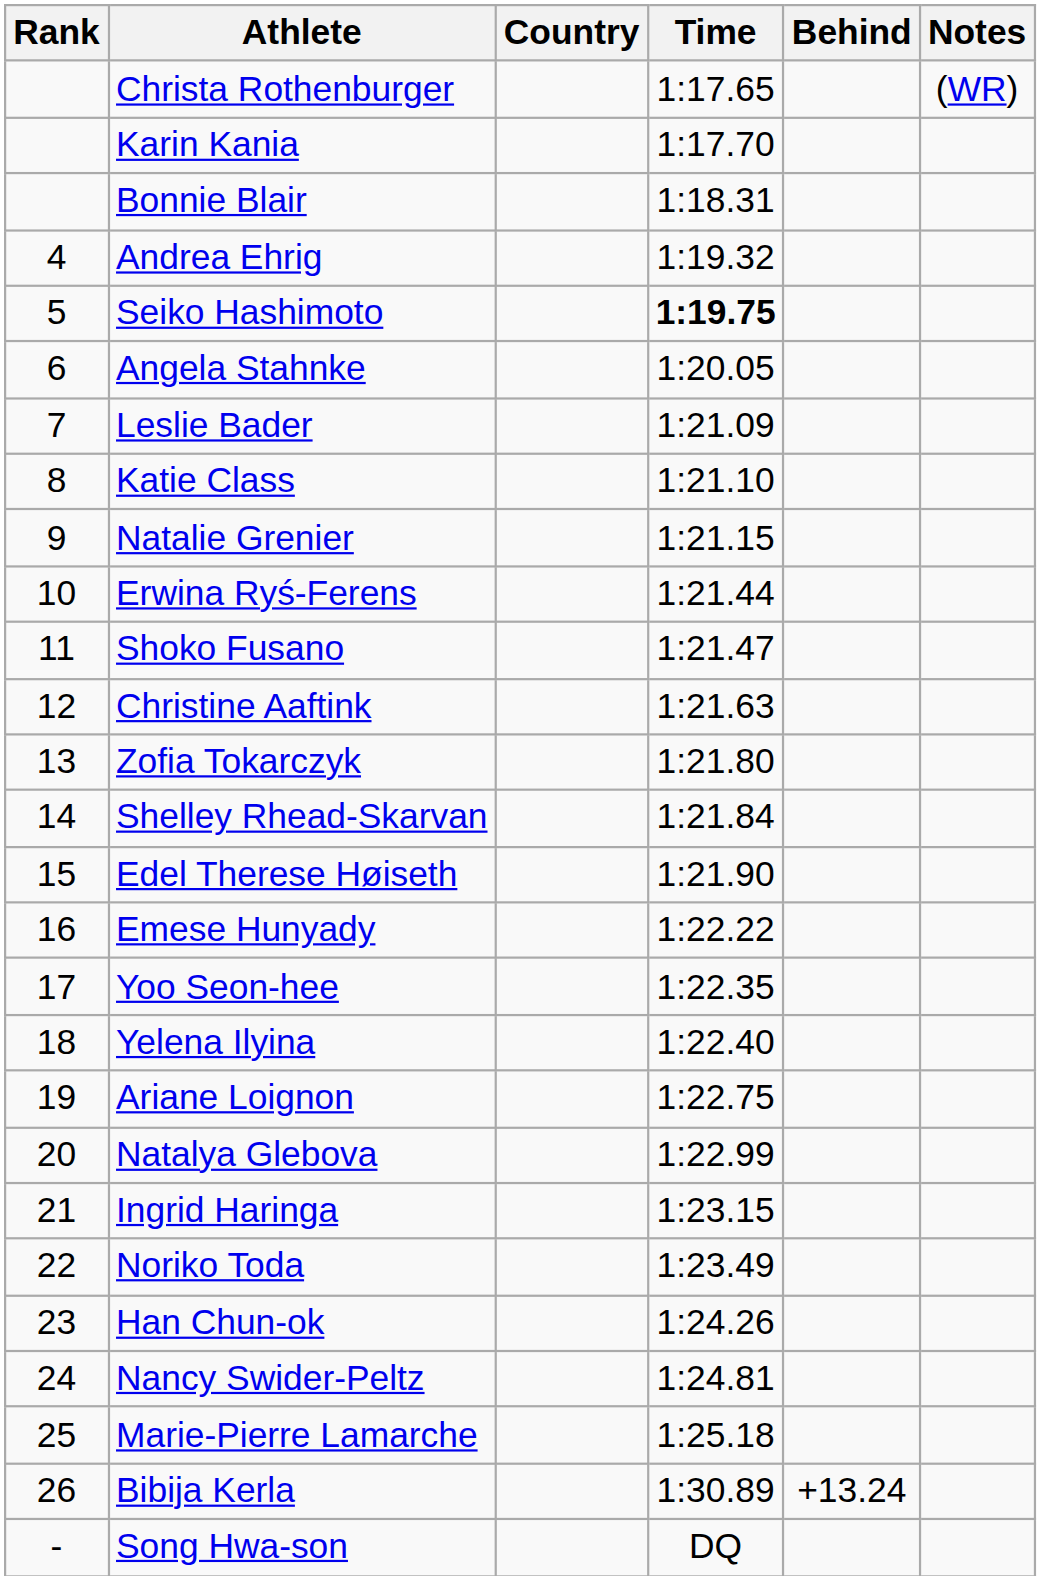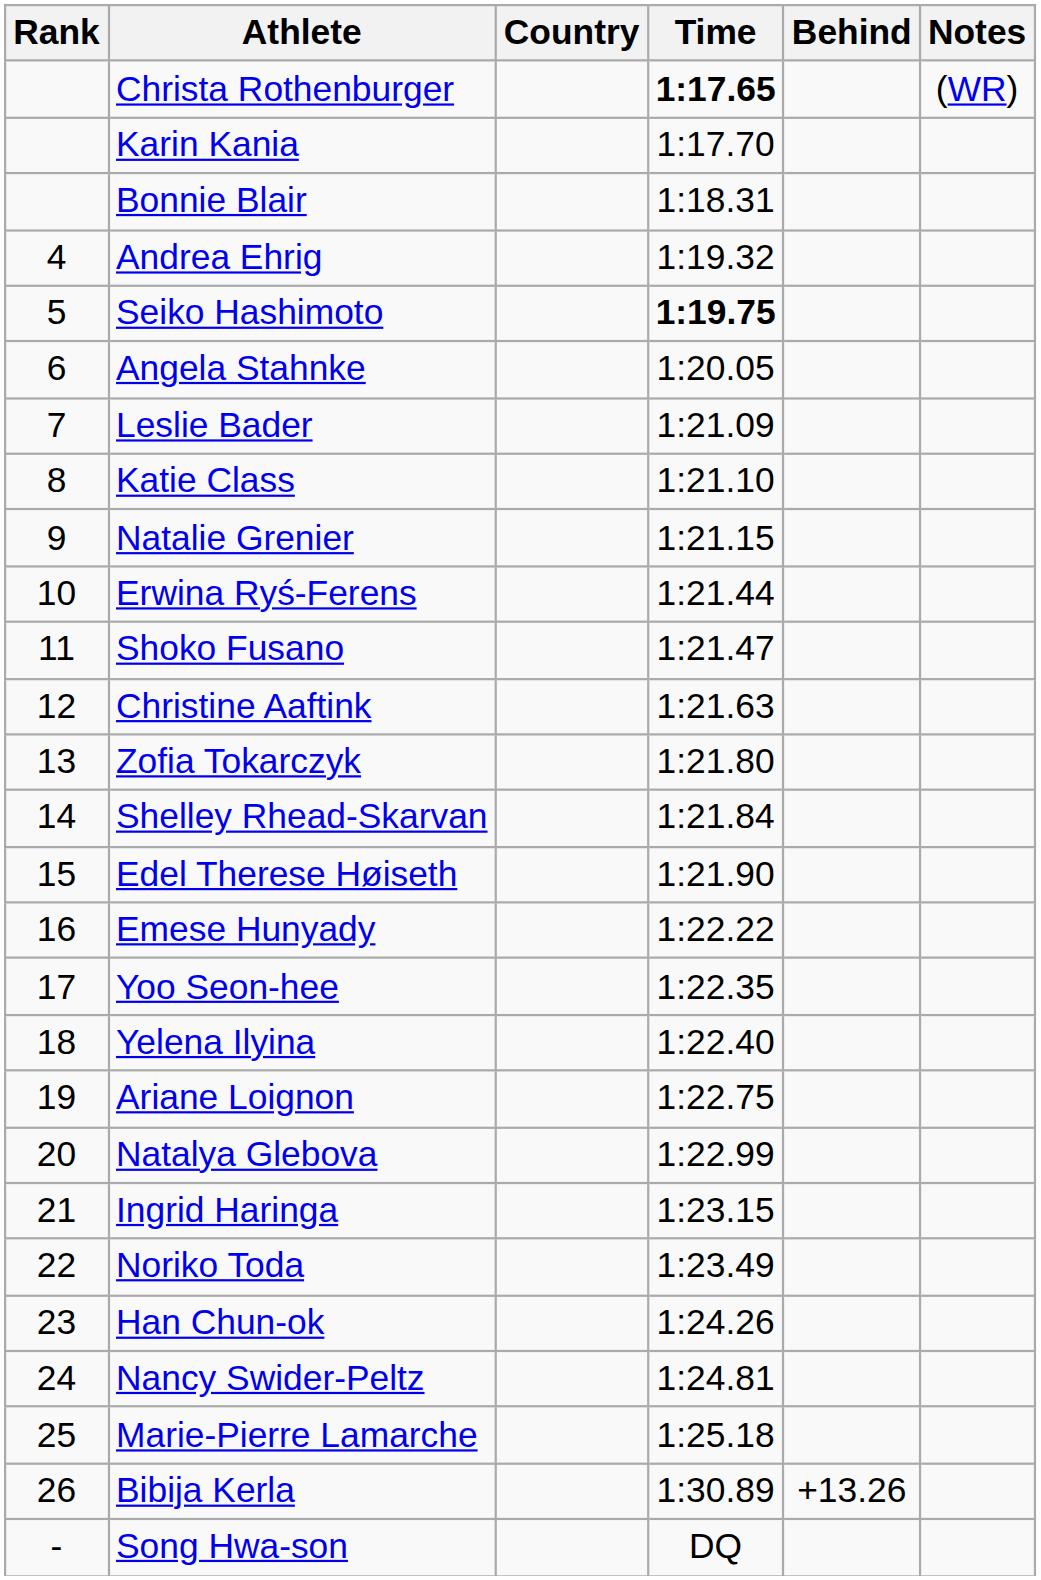(716, 88) normal -> (716, 88) bold
(852, 1490) +13.24 -> (852, 1490) +13.26
